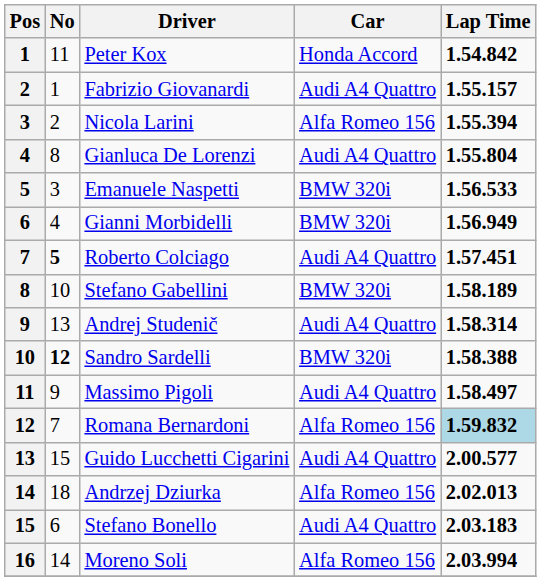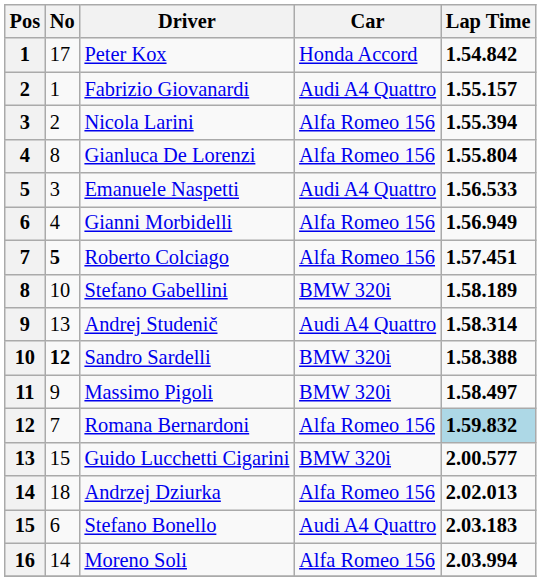(60, 54) 11 -> (60, 54) 17
(368, 155) Audi A4 Quattro -> (367, 155) Alfa Romeo 156
(345, 189) BMW 320i -> (368, 189) Audi A4 Quattro
(345, 222) BMW 320i -> (367, 222) Alfa Romeo 156
(368, 256) Audi A4 Quattro -> (367, 256) Alfa Romeo 156
(368, 391) Audi A4 Quattro -> (345, 391) BMW 320i
(368, 458) Audi A4 Quattro -> (345, 458) BMW 320i
